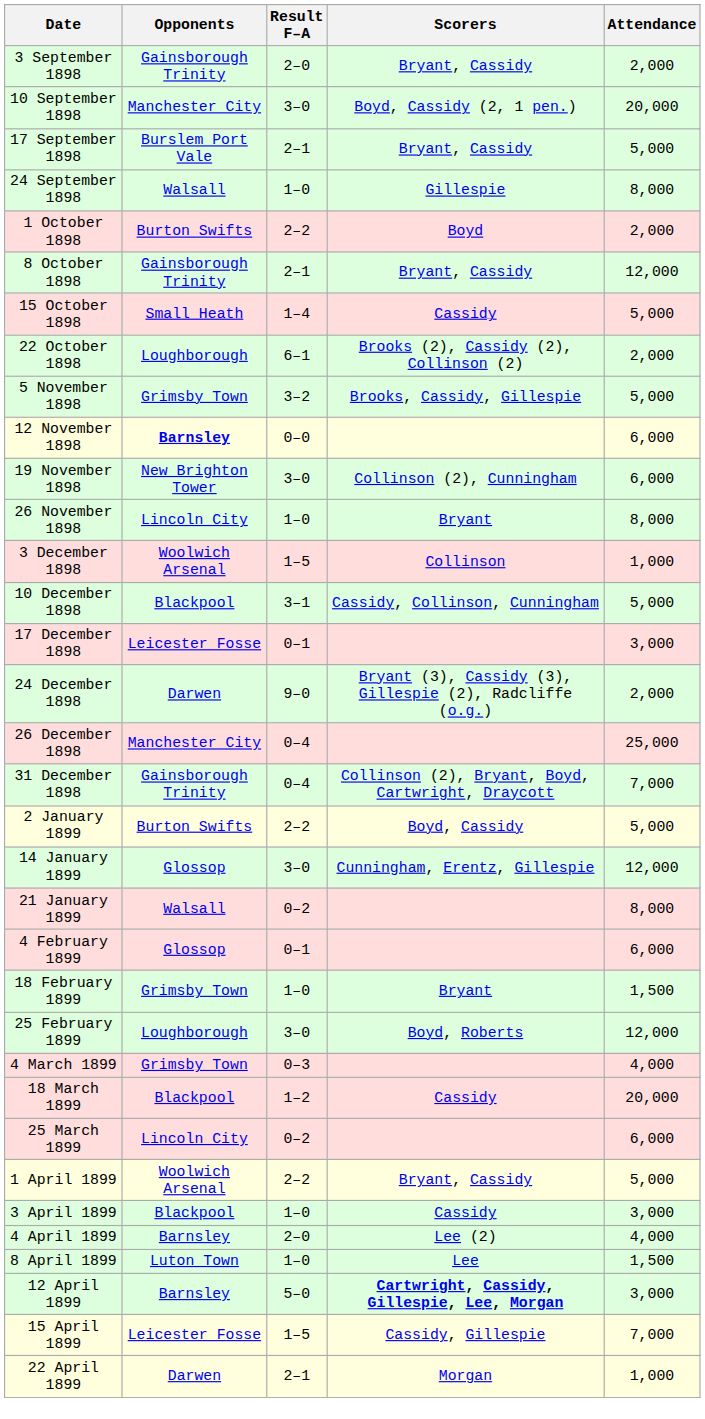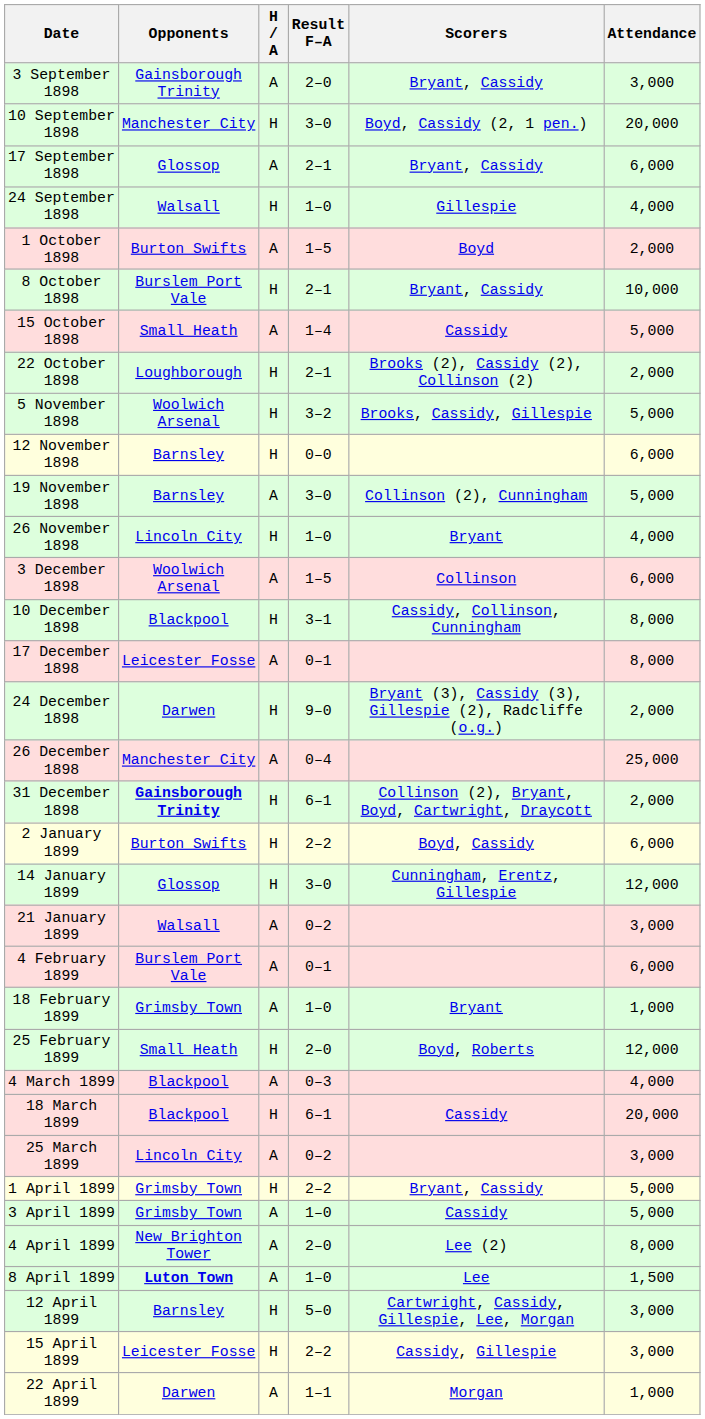+ column: (274, 34)
(652, 66) 2,000 -> (652, 84) 3,000
(194, 149) Burslem Port Vale -> (189, 166) Glossop
(652, 149) 5,000 -> (652, 166) 6,000
(652, 190) 8,000 -> (652, 207) 4,000
(297, 231) 2–2 -> (318, 249) 1–5
(194, 273) Gainsborough Trinity -> (189, 290) Burslem Port Vale
(652, 273) 12,000 -> (652, 290) 10,000
(297, 355) 6–1 -> (318, 372) 2–1
(194, 396) Grimsby Town -> (189, 414) Woolwich Arsenal
(194, 438) bold -> (189, 455) normal
(194, 479) New Brighton Tower -> (189, 496) Barnsley
(652, 479) 6,000 -> (652, 496) 5,000
(652, 520) 8,000 -> (652, 537) 4,000
(652, 561) 1,000 -> (652, 579) 6,000
(652, 603) 5,000 -> (652, 620) 8,000
(652, 644) 3,000 -> (652, 661) 8,000
(194, 785) normal -> (189, 802) bold
(297, 785) 0–4 -> (318, 802) 6–1
(652, 785) 7,000 -> (652, 802) 2,000
(652, 826) 5,000 -> (652, 843) 6,000
(652, 909) 8,000 -> (652, 926) 3,000
(194, 950) Glossop -> (189, 967) Burslem Port Vale
(652, 991) 1,500 -> (652, 1008) 1,000
(194, 1032) Loughborough -> (189, 1049) Small Heath
(297, 1032) 3–0 -> (318, 1049) 2–0
(194, 1065) Grimsby Town -> (189, 1082) Blackpool
(297, 1098) 1–2 -> (318, 1115) 6–1
(652, 1139) 6,000 -> (652, 1156) 3,000
(194, 1180) Woolwich Arsenal -> (189, 1189) Grimsby Town
(194, 1213) Blackpool -> (189, 1213) Grimsby Town
(652, 1213) 3,000 -> (652, 1213) 5,000
(194, 1237) Barnsley -> (189, 1246) New Brighton Tower
(652, 1237) 4,000 -> (652, 1246) 8,000
(194, 1261) normal -> (189, 1278) bold
(465, 1294) bold -> (476, 1311) normal
(297, 1335) 1–5 -> (318, 1352) 2–2
(652, 1335) 7,000 -> (652, 1352) 3,000
(297, 1377) 2–1 -> (318, 1394) 1–1
